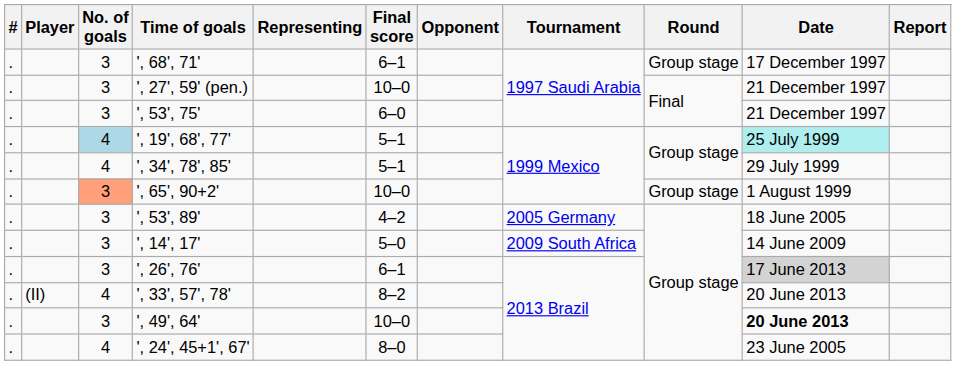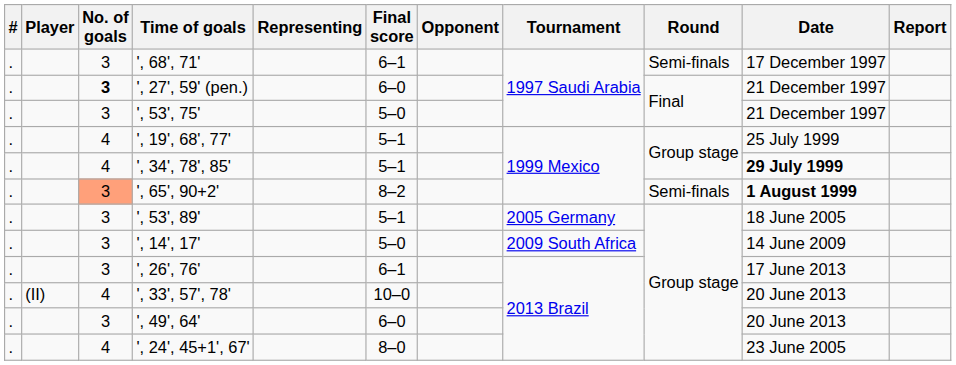(694, 62) Group stage -> (689, 62) Semi-finals
(105, 88) normal -> (105, 88) bold
(392, 88) 10–0 -> (392, 88) 6–0
(392, 114) 6–0 -> (392, 114) 5–0
(105, 140) lightblue background -> (105, 140) no background
(793, 140) paleturquoise background -> (793, 140) no background
(793, 166) normal -> (795, 166) bold
(392, 192) 10–0 -> (392, 192) 8–2
(694, 192) Group stage -> (689, 192) Semi-finals
(799, 192) normal -> (802, 192) bold
(392, 218) 4–2 -> (392, 218) 5–1
(796, 270) lightgrey background -> (796, 270) no background
(392, 296) 8–2 -> (392, 296) 10–0
(392, 321) 10–0 -> (392, 321) 6–0
(797, 321) bold -> (796, 321) normal
